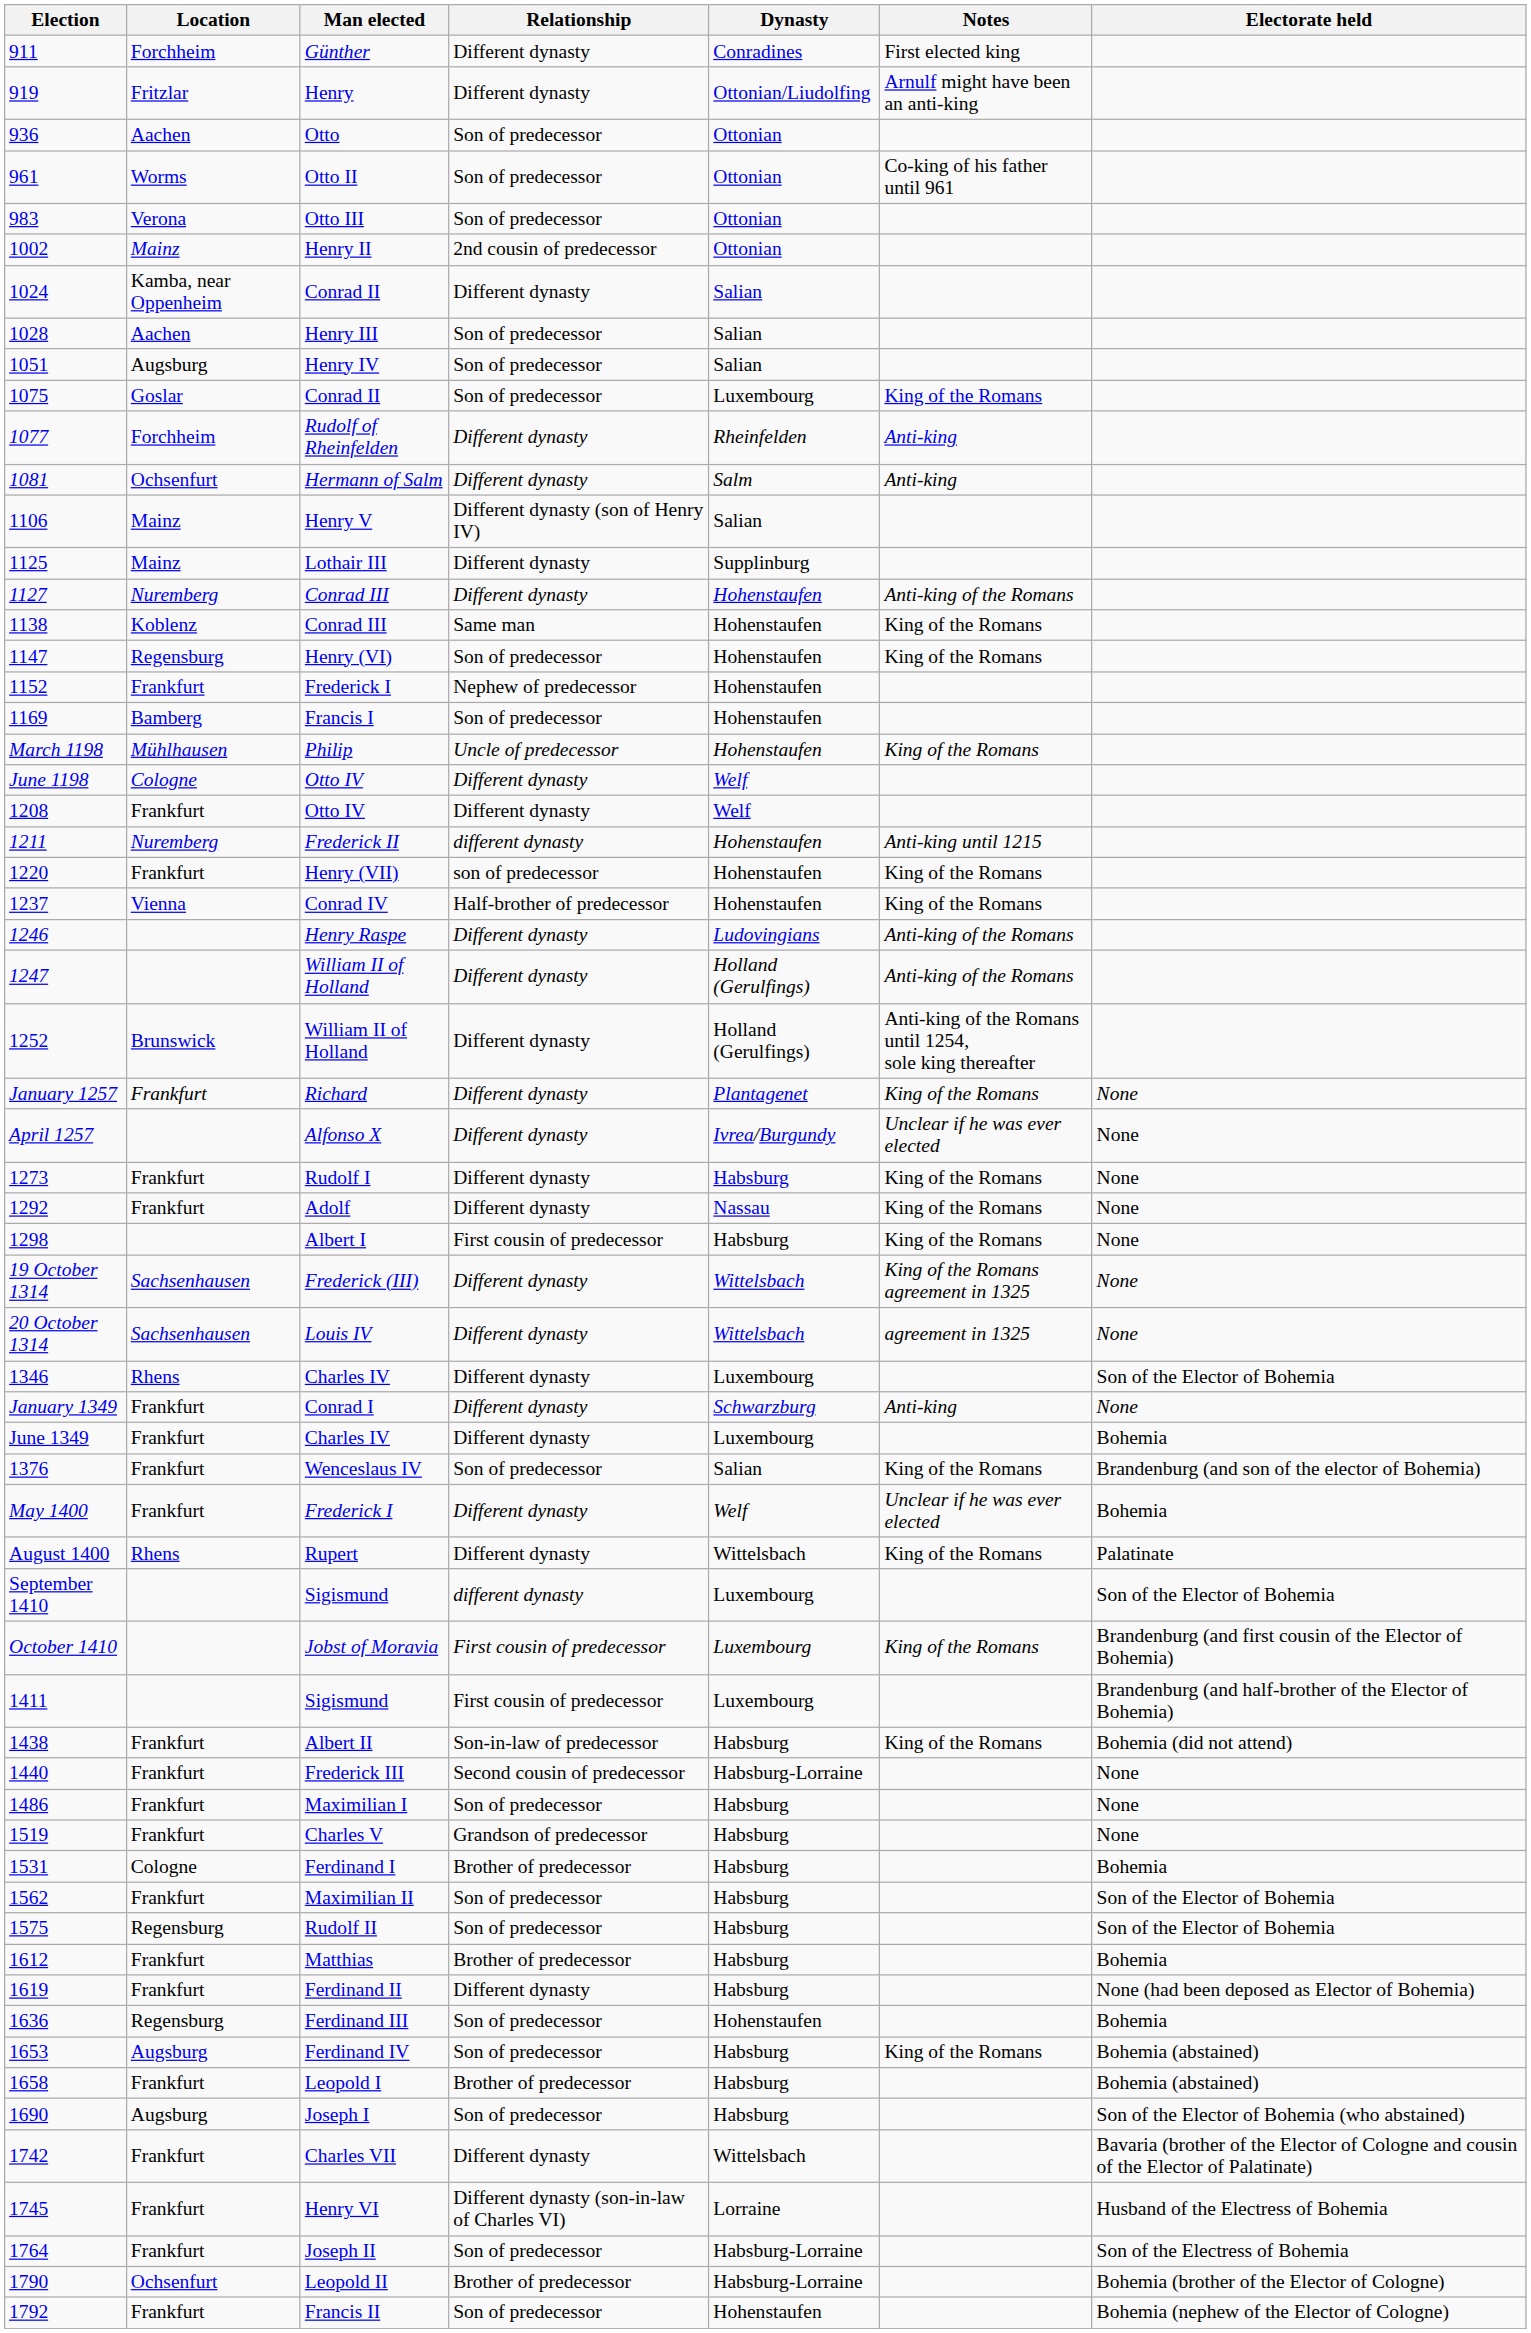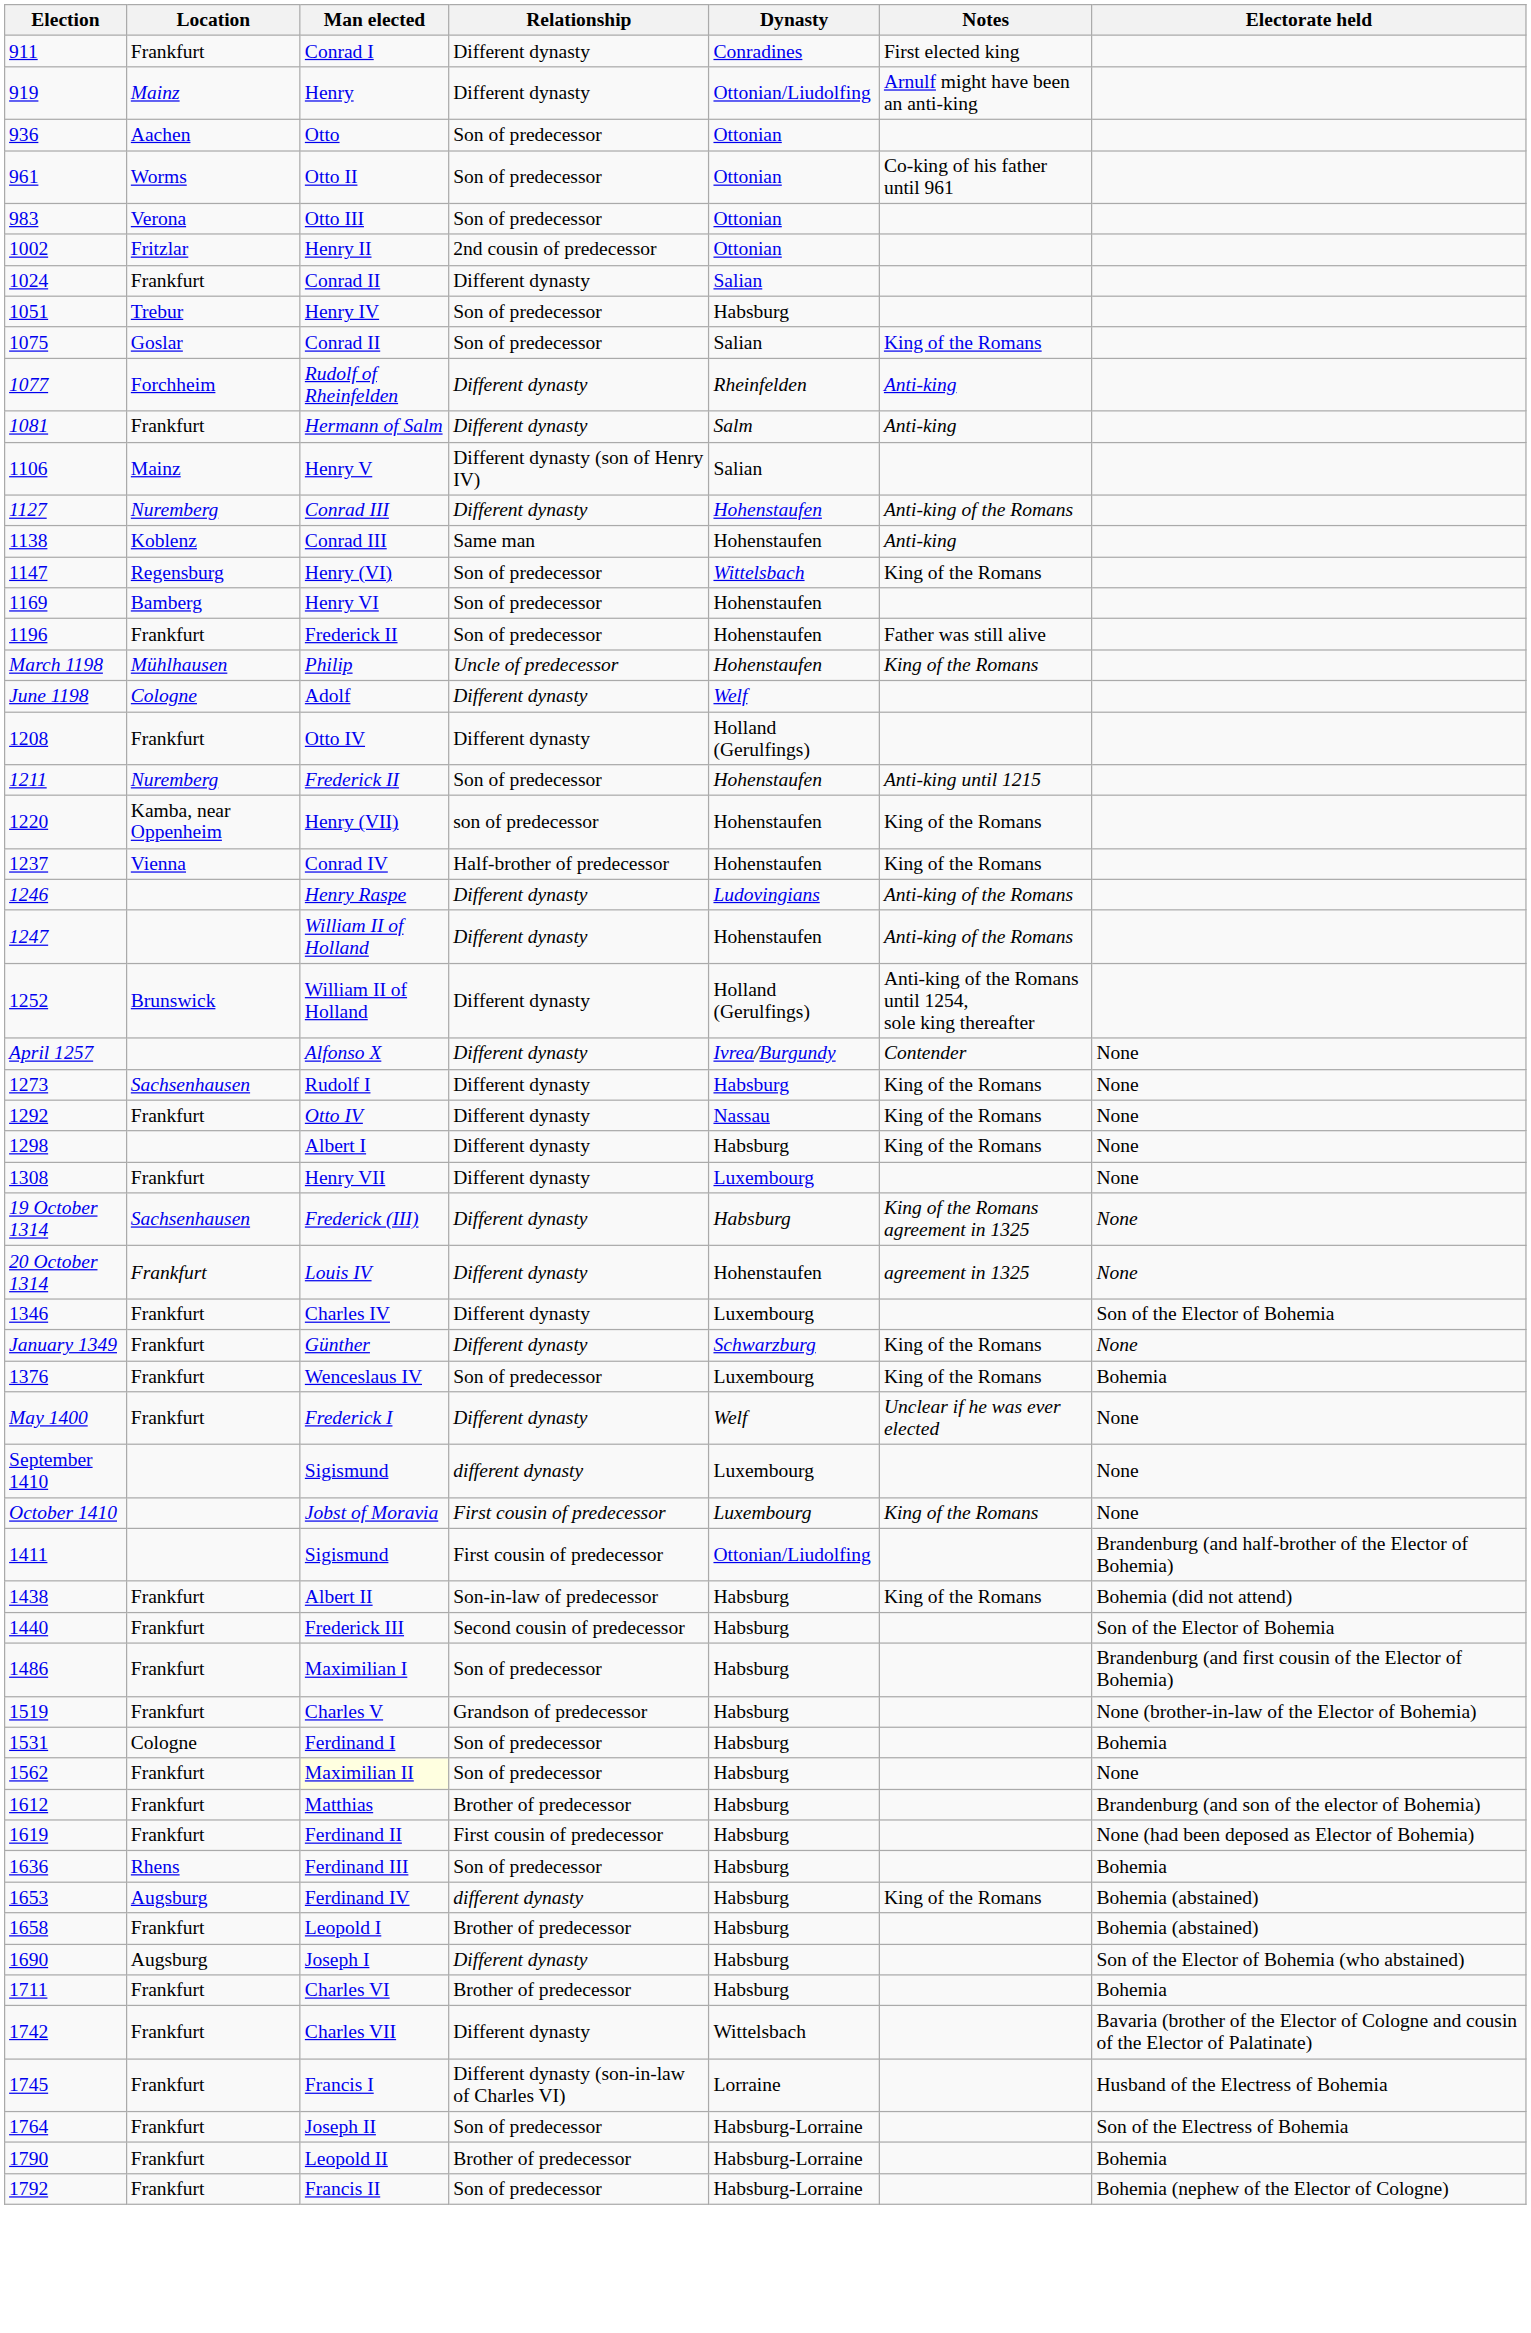(173, 50) Forchheim -> (168, 50) Frankfurt
(337, 50) Günther -> (339, 50) Conrad I
(160, 92) Fritzlar -> (155, 92) Mainz
(155, 249) Mainz -> (160, 249) Fritzlar
(181, 291) Kamba, near Oppenheim -> (168, 280) Frankfurt
- row: (29, 333)
(169, 364) Augsburg -> (157, 311) Trebur
(738, 364) Salian -> (751, 311) Habsburg
(764, 395) Luxembourg -> (738, 342) Salian
(174, 479) Ochsenfurt -> (168, 426) Frankfurt
- row: (28, 563)
(963, 625) King of the Romans -> (920, 541) Anti-king
(768, 656) Hohenstaufen -> (759, 572) Wittelsbach
- row: (28, 687)
(339, 717) Francis I -> (342, 603) Henry VI
+ row: (28, 634)
(334, 779) Otto IV -> (328, 696) Adolf
(732, 810) Welf -> (762, 737) Holland (Gerulfings)
(518, 841) different dynasty -> (527, 779) Son of predecessor
(168, 872) Frankfurt -> (181, 821) Kamba, near Oppenheim
(762, 976) Holland (Gerulfings) -> (768, 936) Hohenstaufen
- row: (63, 1093)
(973, 1135) Unclear if he was ever elected -> (925, 1053) Contender
(168, 1177) Frankfurt -> (190, 1084) Sachsenhausen
(328, 1208) Adolf -> (334, 1115) Otto IV
(558, 1239) First cousin of predecessor -> (522, 1146) Different dynasty
+ row: (29, 1177)
(759, 1281) Wittelsbach -> (752, 1219) Habsburg
(190, 1334) Sachsenhausen -> (169, 1272) Frankfurt
(759, 1334) Wittelsbach -> (768, 1272) Hohenstaufen
(155, 1376) Rhens -> (168, 1314) Frankfurt
(339, 1406) Conrad I -> (337, 1345) Günther
(921, 1406) Anti-king -> (963, 1345) King of the Romans
- row: (49, 1437)
(738, 1468) Salian -> (764, 1376) Luxembourg
(1289, 1468) Brandenburg (and son of the elector of Bohemia) -> (1132, 1376) Bohemia
(1132, 1510) Bohemia -> (1118, 1417) None
- row: (59, 1552)
(1216, 1594) Son of the Elector of Bohemia -> (1118, 1470) None
(1279, 1647) Brandenburg (and first cousin of the Elector of Bohemia) -> (1118, 1512) None
(764, 1700) Luxembourg -> (792, 1554) Ottonian/Liudolfing
(788, 1773) Habsburg-Lorraine -> (751, 1627) Habsburg
(1118, 1773) None -> (1215, 1627) Son of the Elector of Bohemia
(1118, 1804) None -> (1279, 1669) Brandenburg (and first cousin of the Elector of Bohemia)
(1118, 1835) None -> (1287, 1711) None (brother-in-law of the Elector of Bohemia)
(542, 1866) Brother of predecessor -> (527, 1742) Son of predecessor
(359, 1897) no background -> (359, 1773) lightyellow background
(1216, 1897) Son of the Elector of Bohemia -> (1118, 1773) None
- row: (29, 1928)
(1132, 1959) Bohemia -> (1288, 1804) Brandenburg (and son of the elector of Bohemia)
(522, 1990) Different dynasty -> (558, 1835) First cousin of predecessor
(177, 2021) Regensburg -> (155, 1866) Rhens
(768, 2021) Hohenstaufen -> (751, 1866) Habsburg
(527, 2052) Son of predecessor -> (518, 1897) different dynasty
(527, 2113) Son of predecessor -> (520, 1959) Different dynasty
+ row: (28, 1990)
(342, 2208) Henry VI -> (339, 2084) Francis I
(174, 2281) Ochsenfurt -> (168, 2157) Frankfurt
(1271, 2281) Bohemia (brother of the Elector of Cologne) -> (1132, 2157) Bohemia
(768, 2312) Hohenstaufen -> (788, 2188) Habsburg-Lorraine
